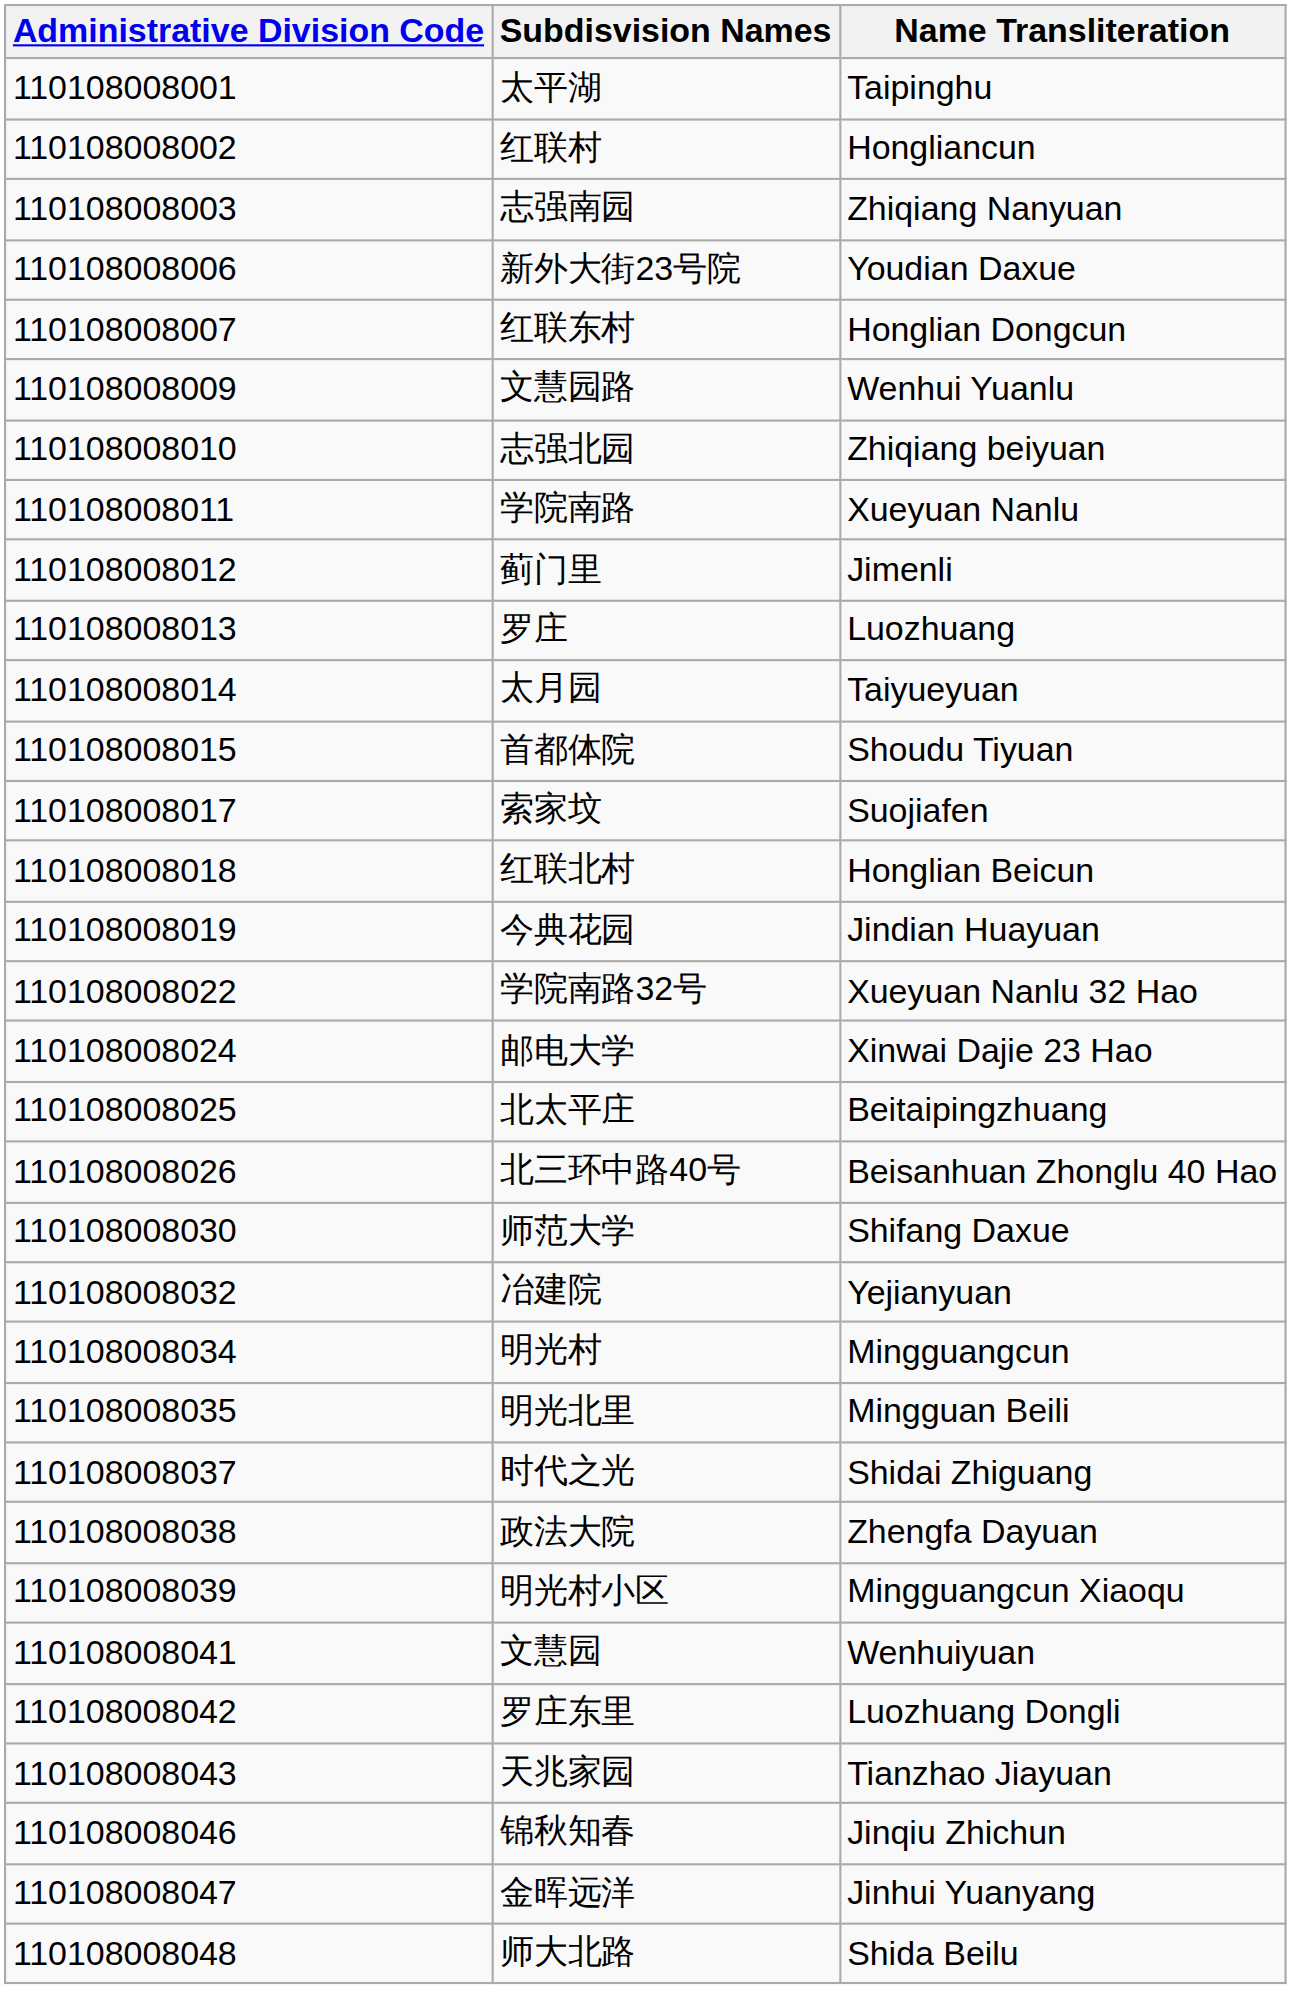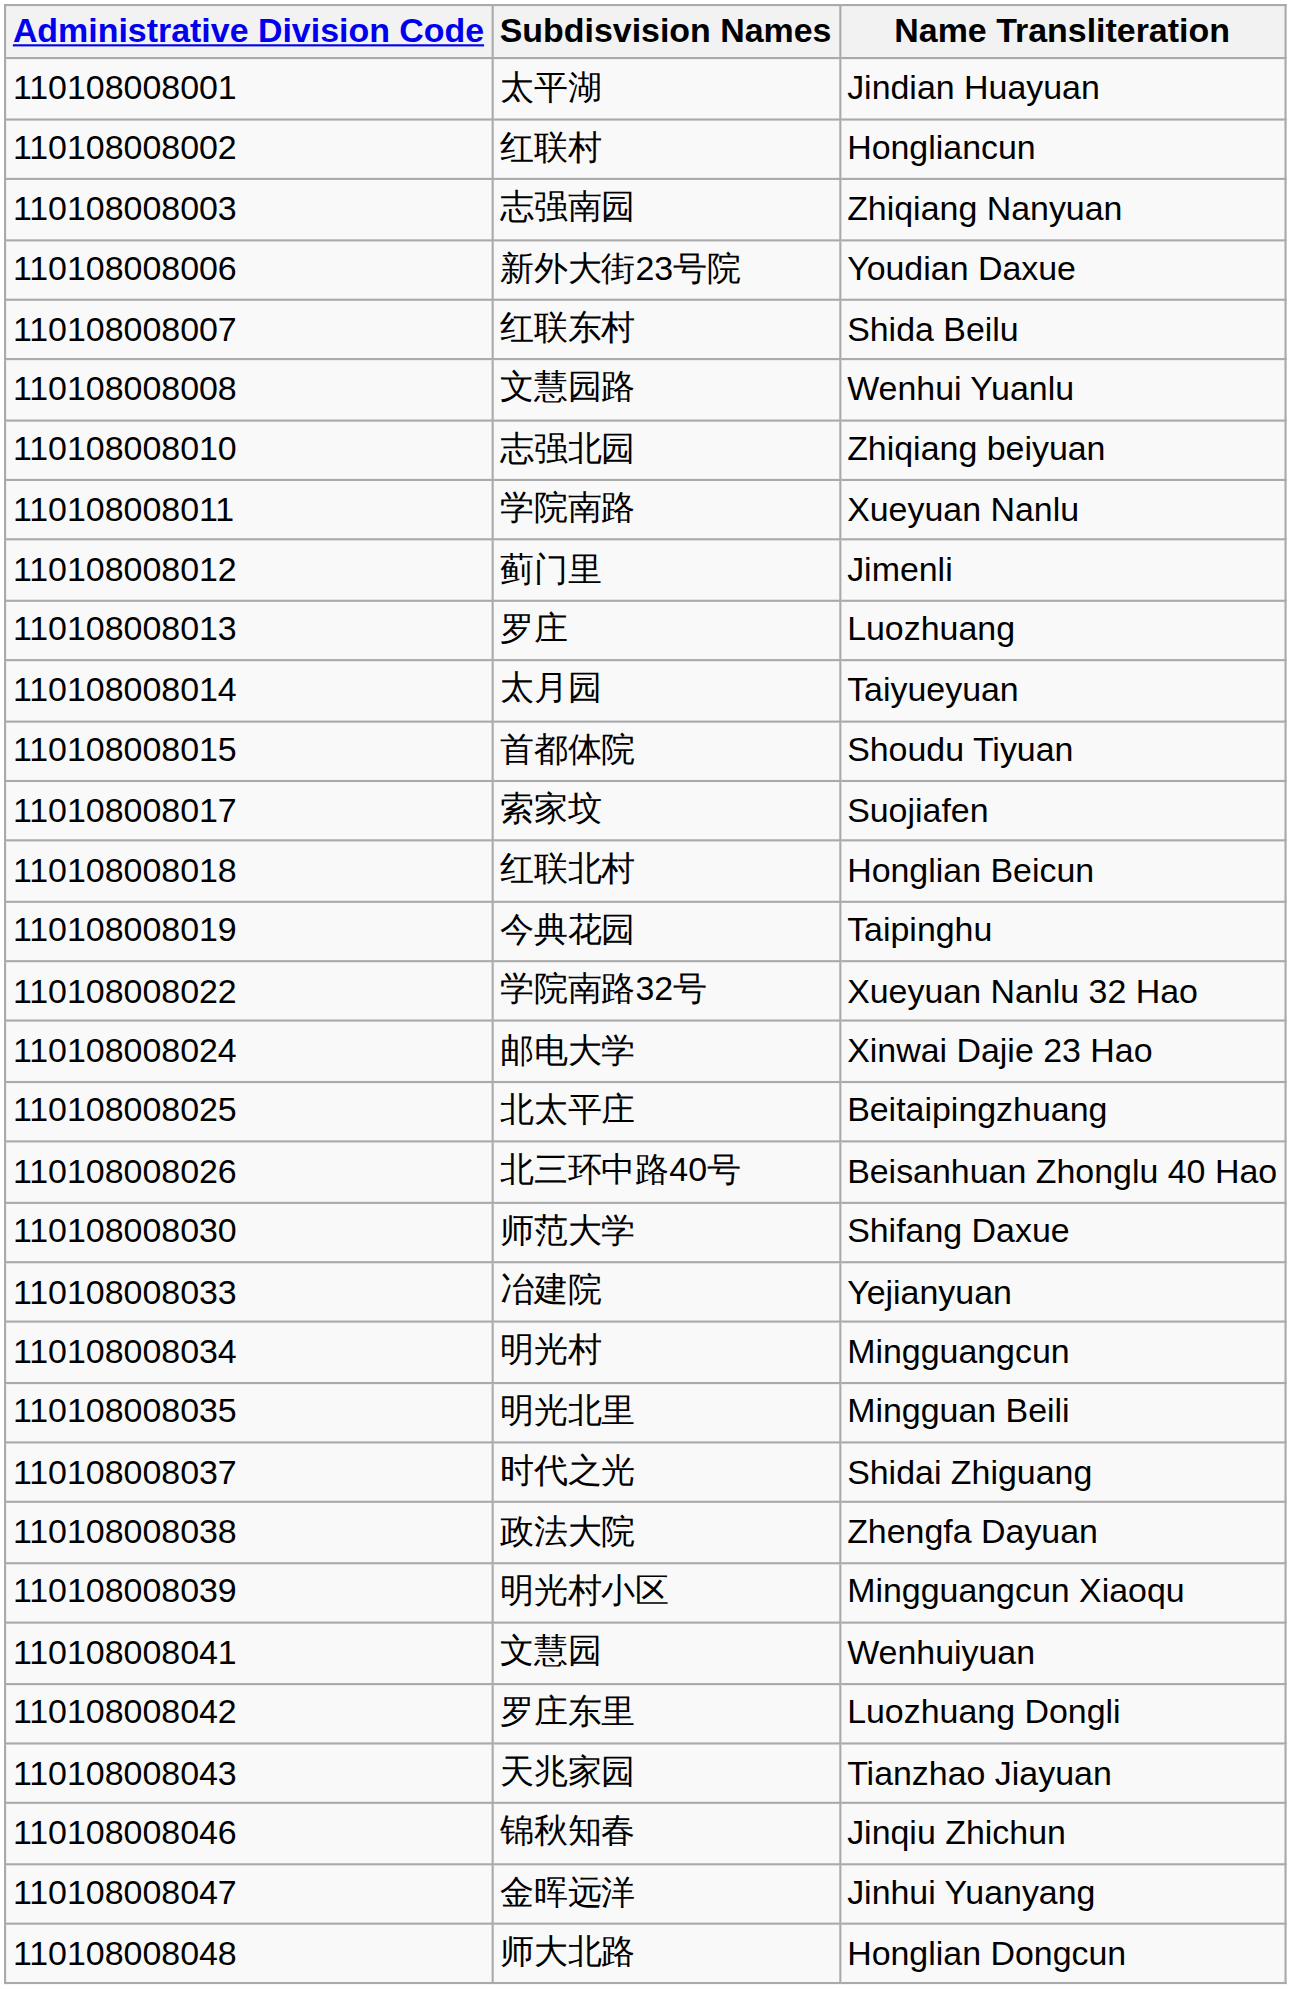(920, 88) Taipinghu -> (973, 88) Jindian Huayuan
(987, 328) Honglian Dongcun -> (933, 328) Shida Beilu
(125, 389) 110108008009 -> (125, 389) 110108008008
(973, 930) Jindian Huayuan -> (920, 930) Taipinghu
(125, 1291) 110108008032 -> (125, 1291) 110108008033
(933, 1953) Shida Beilu -> (987, 1953) Honglian Dongcun
